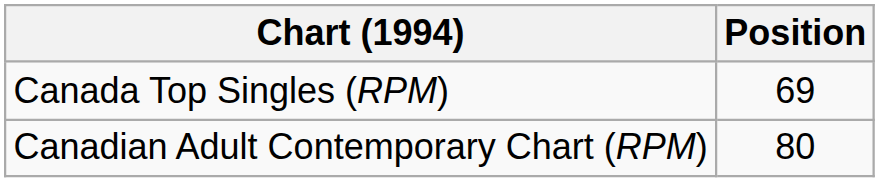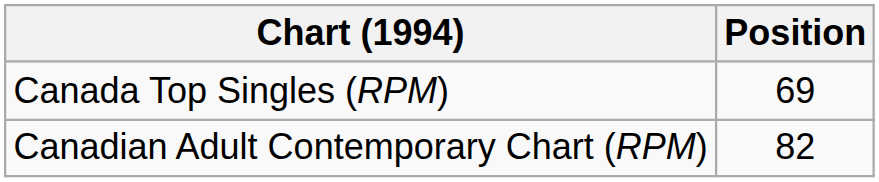(795, 147) 80 -> (795, 147) 82
